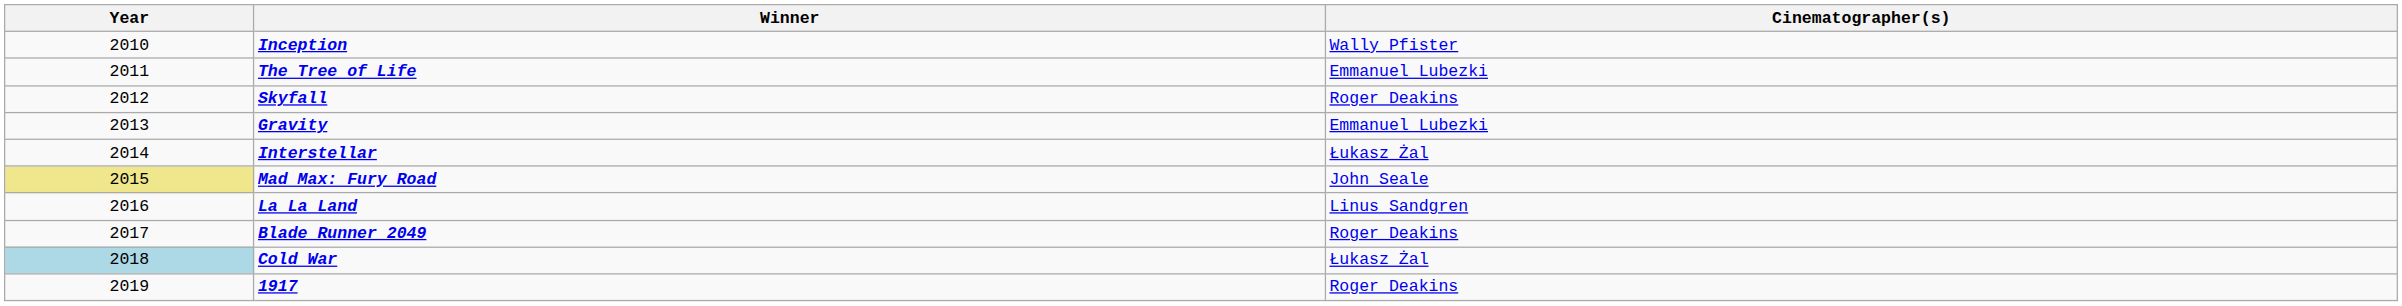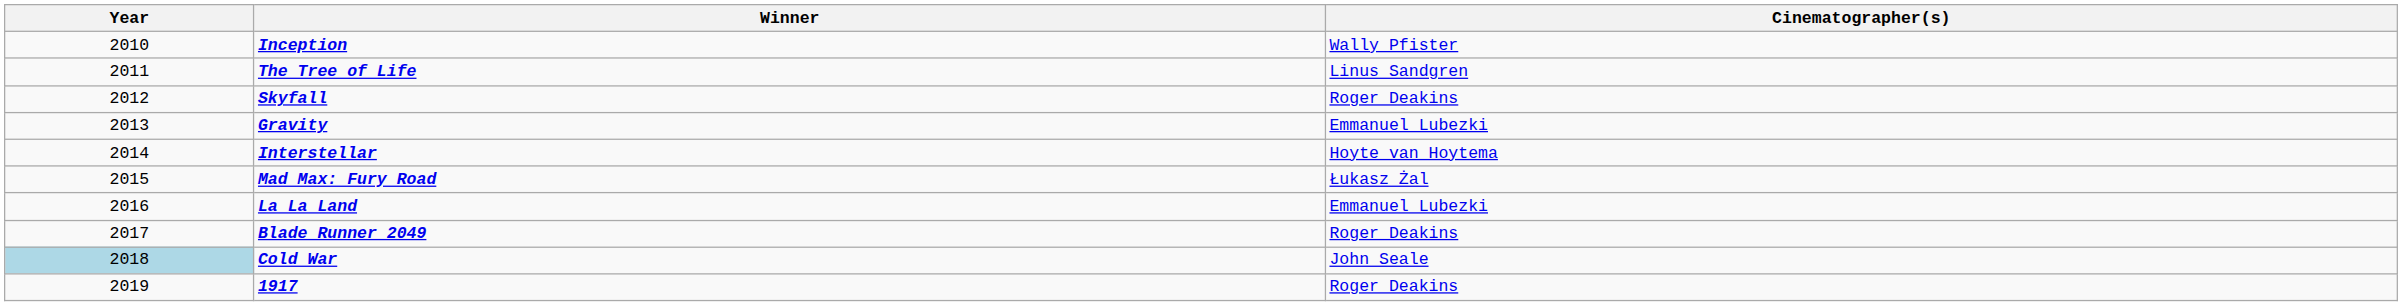(1409, 72) Emmanuel Lubezki -> (1399, 72) Linus Sandgren
(1379, 153) Łukasz Żal -> (1414, 153) Hoyte van Hoytema
(129, 180) khaki background -> (129, 180) no background
(1379, 180) John Seale -> (1379, 180) Łukasz Żal
(1399, 206) Linus Sandgren -> (1409, 206) Emmanuel Lubezki
(1379, 260) Łukasz Żal -> (1379, 260) John Seale
